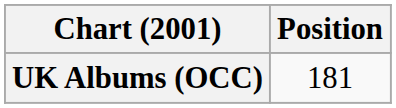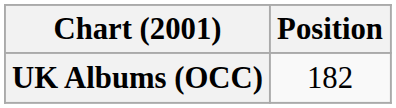(330, 77) 181 -> (330, 77) 182
